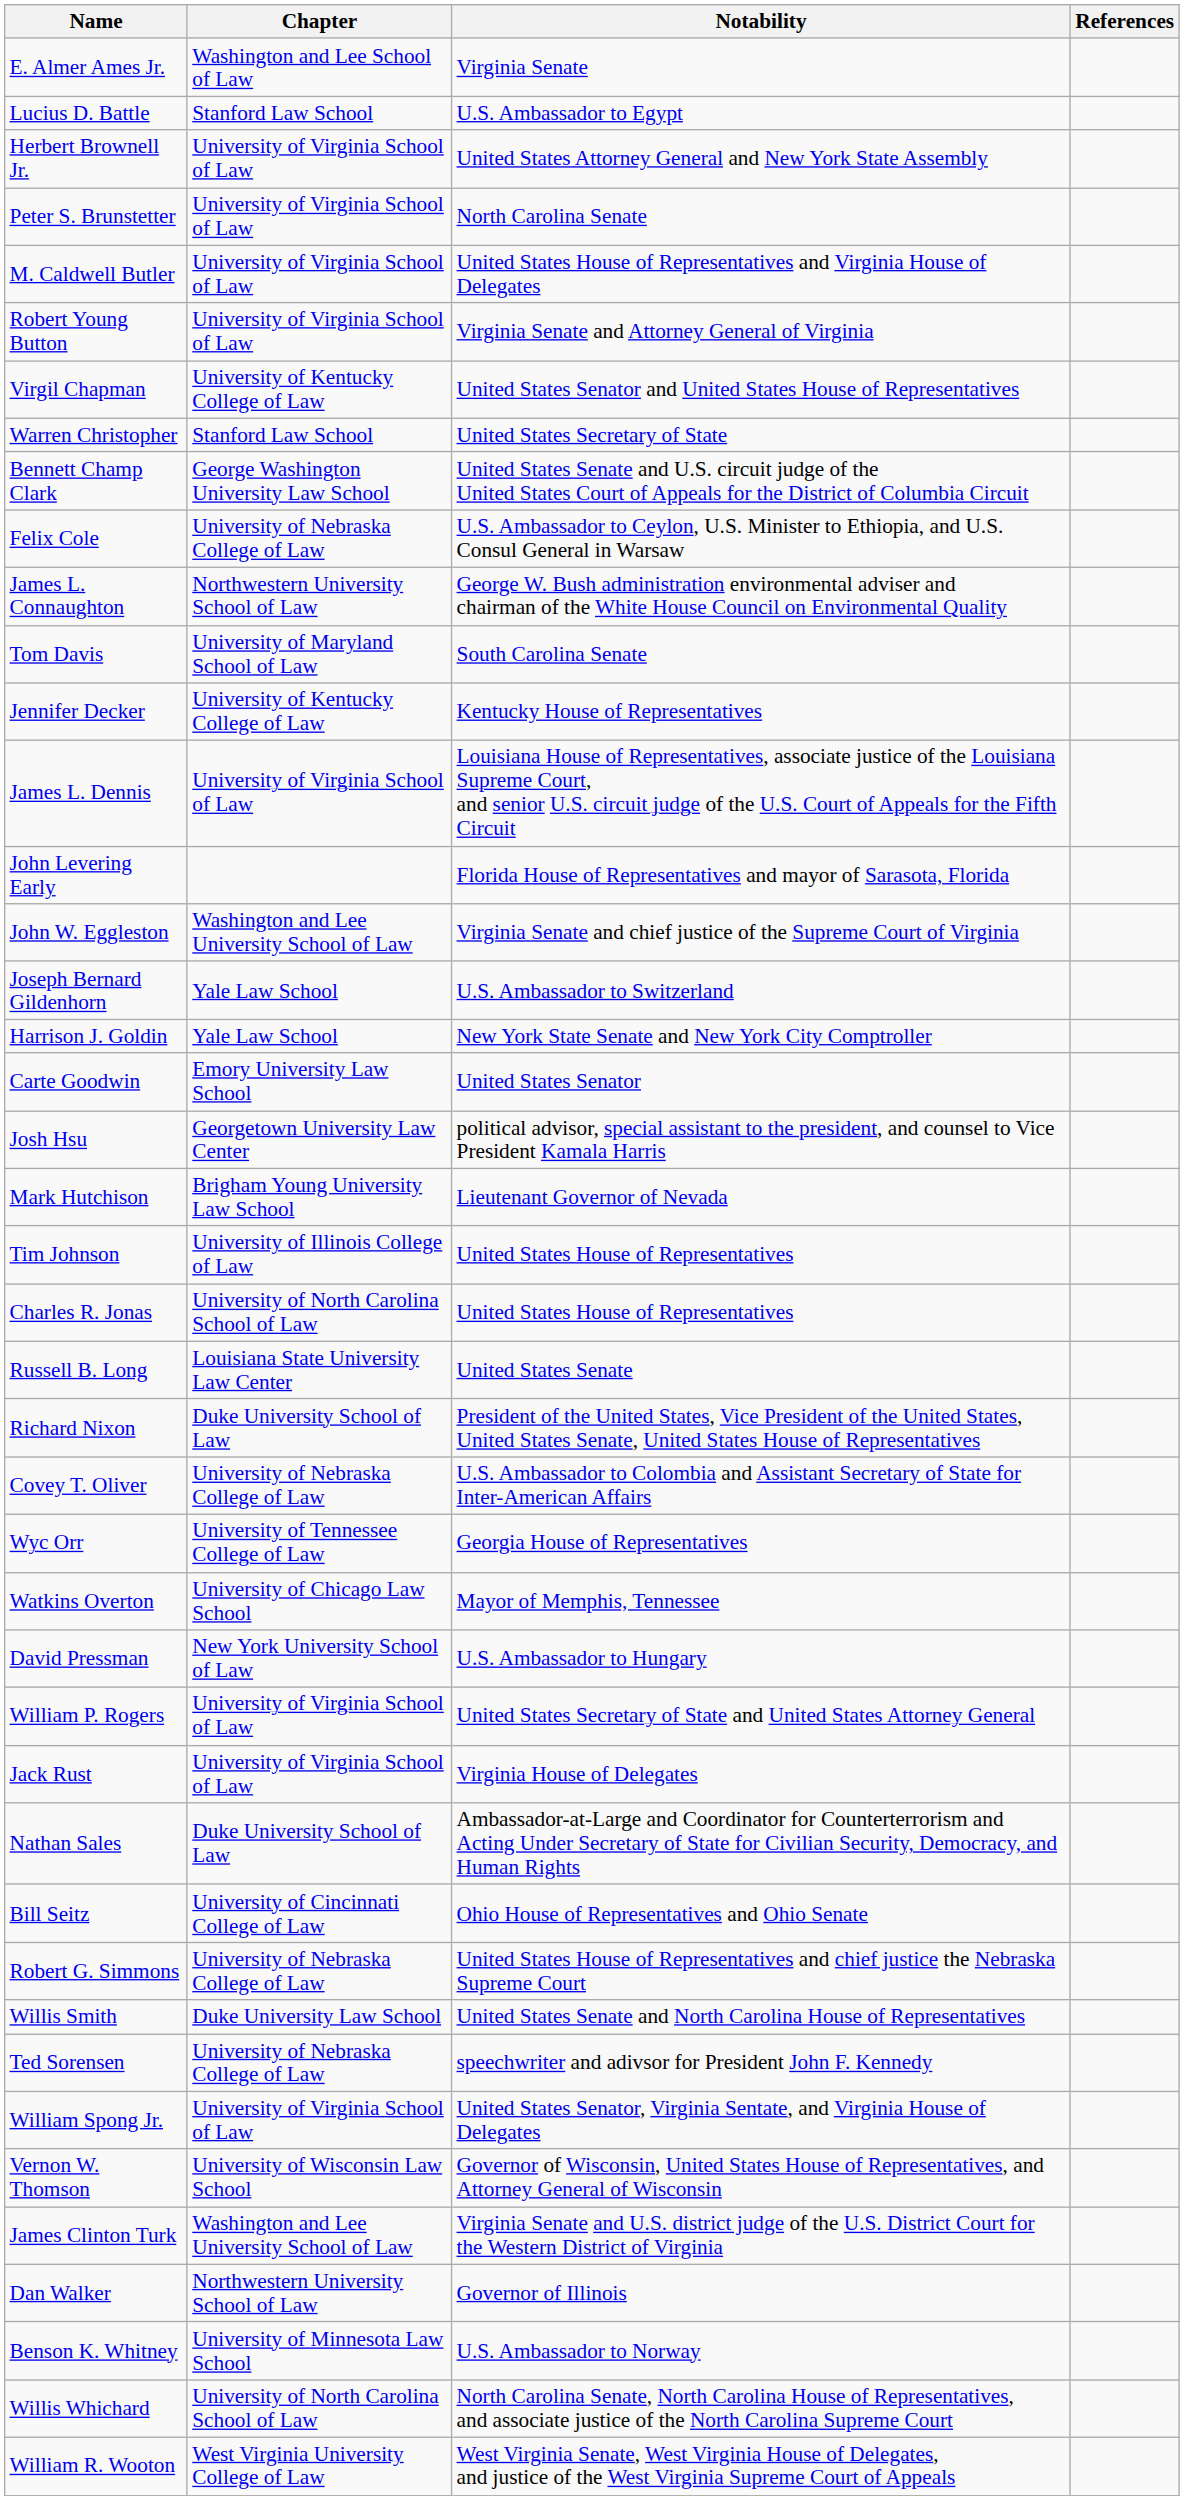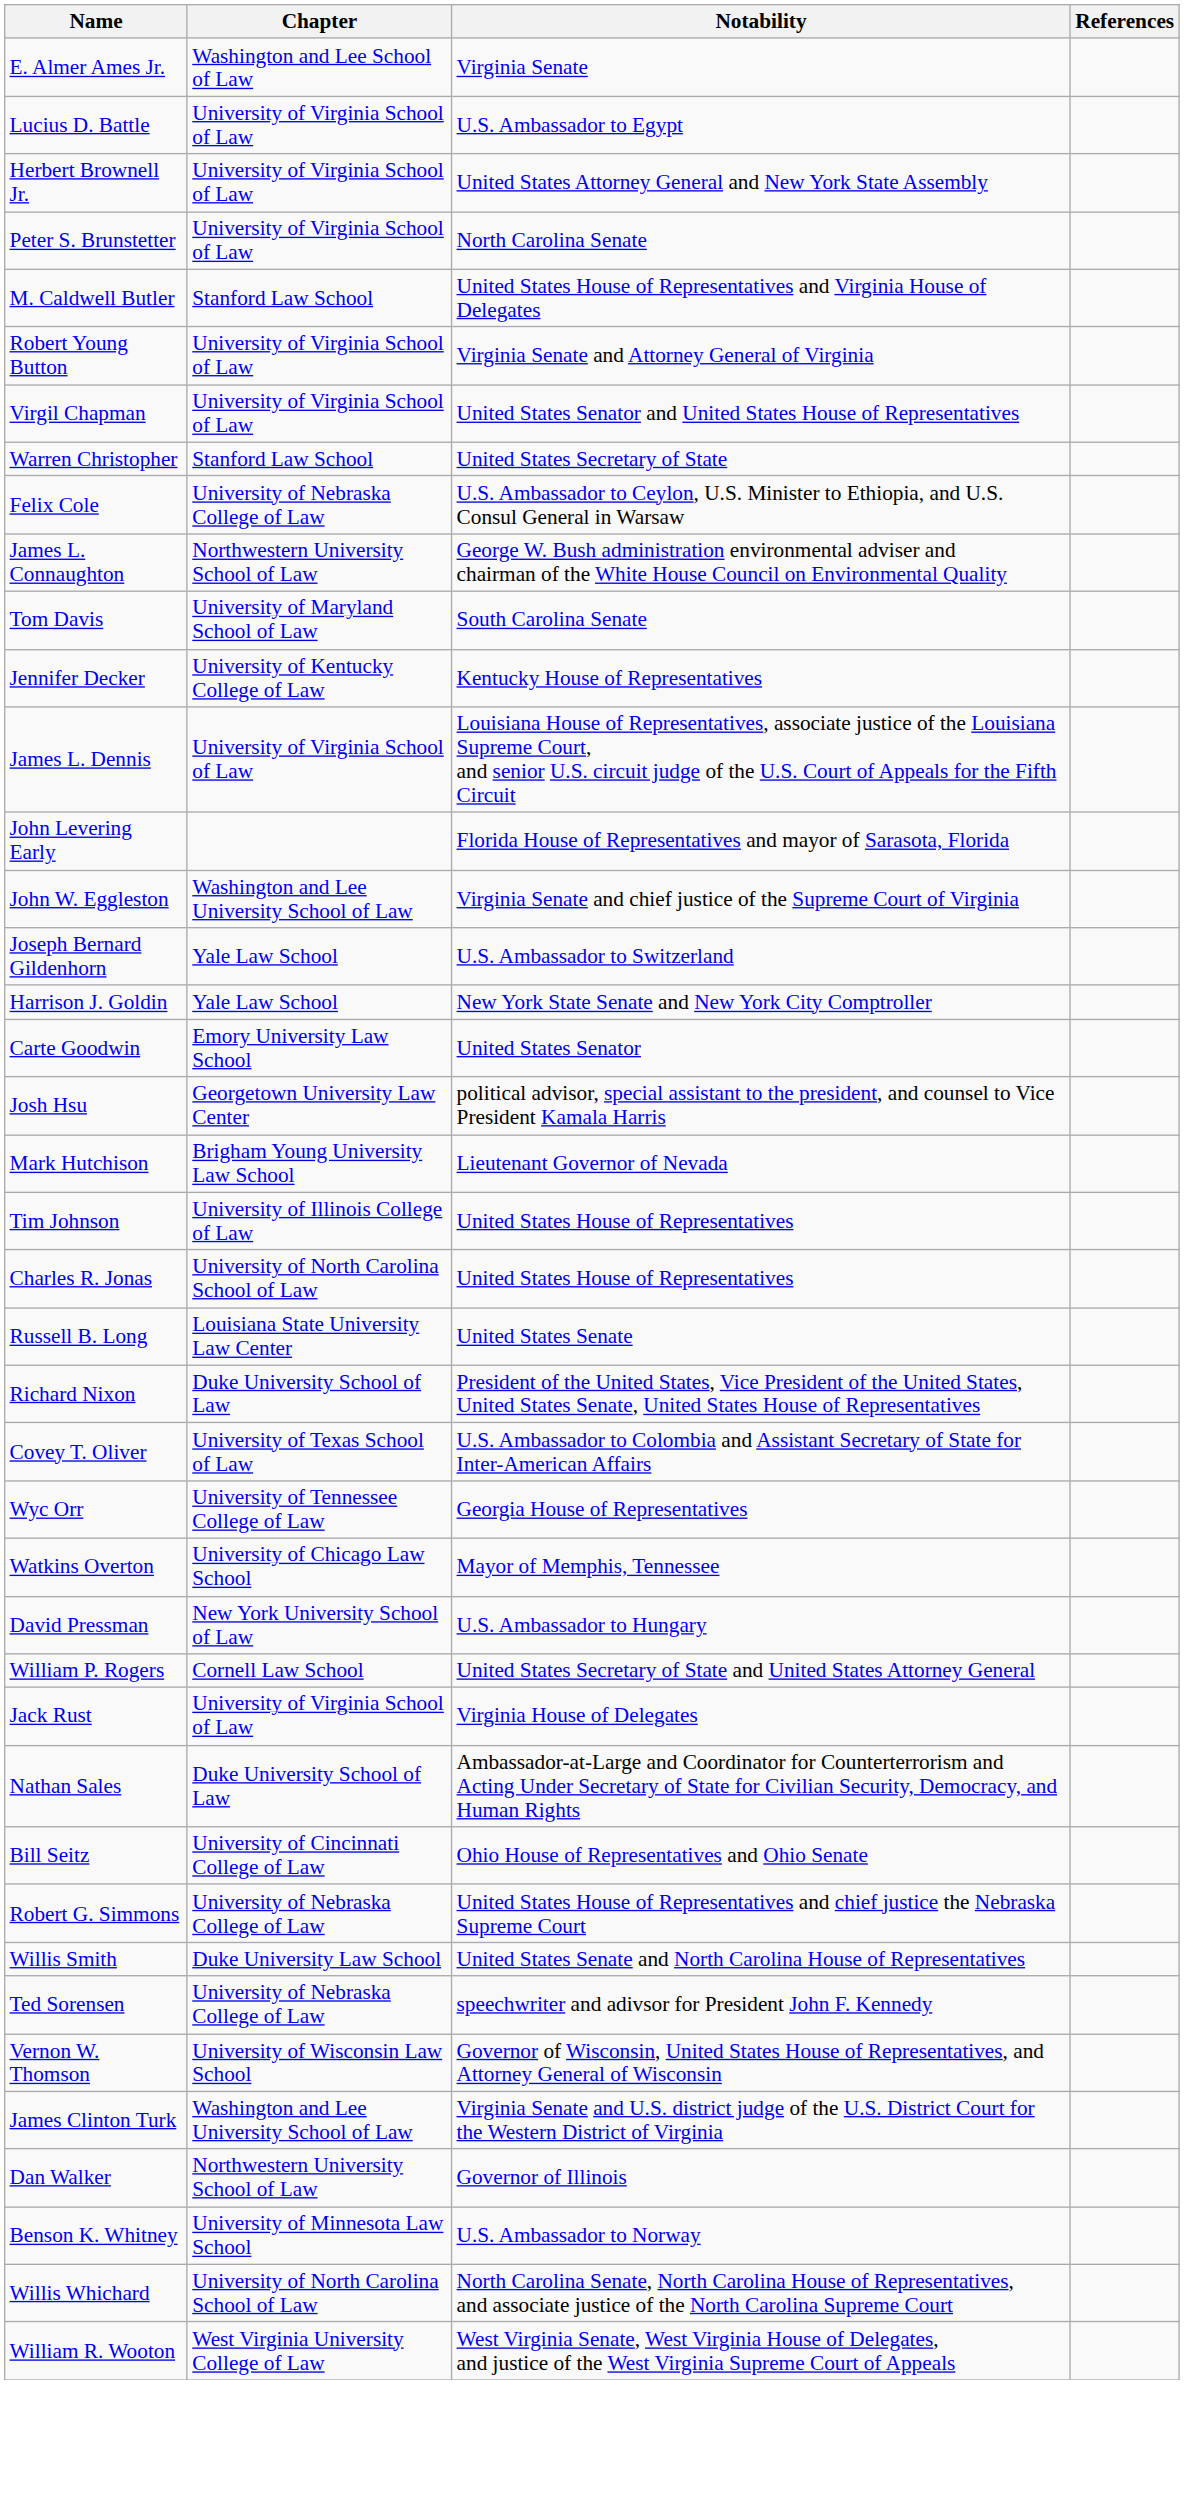(283, 112) Stanford Law School -> (318, 124) University of Virginia School of Law
(318, 273) University of Virginia School of Law -> (283, 297) Stanford Law School
(293, 389) University of Kentucky College of Law -> (318, 413) University of Virginia School of Law
- row: (76, 480)
(292, 1485) University of Nebraska College of Law -> (308, 1451) University of Texas School of Law
(318, 1716) University of Virginia School of Law -> (278, 1670) Cornell Law School
- row: (86, 2119)
